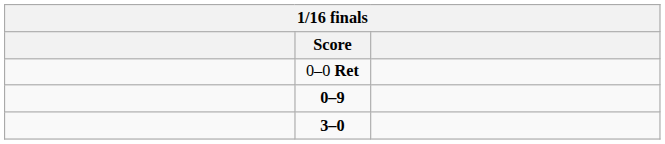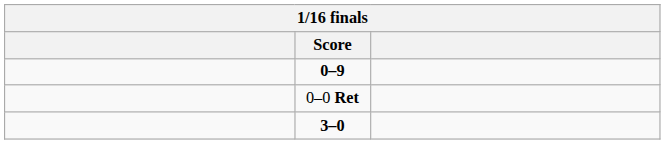rows swapped: (332, 71) <-> (332, 98)
